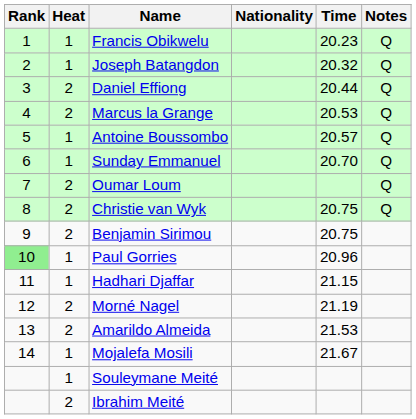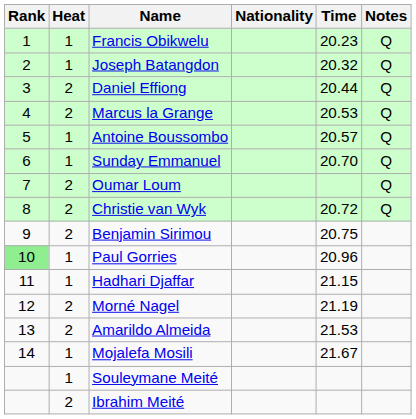(339, 209) 20.75 -> (339, 209) 20.72
